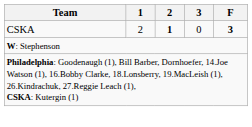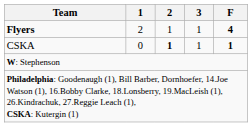+ row: (21, 29)
(140, 29) 2 -> (140, 45) 0
(199, 29) 0 -> (199, 45) 1
(230, 29) 3 -> (230, 45) 1
